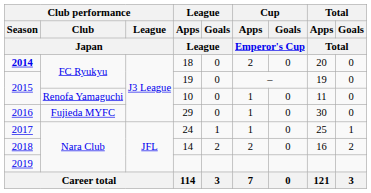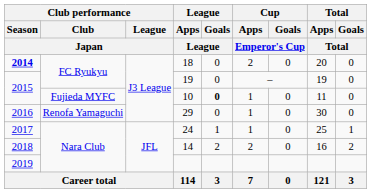(83, 96) Renofa Yamaguchi -> (83, 96) Fujieda MYFC
(217, 96) normal -> (217, 96) bold
(83, 113) Fujieda MYFC -> (83, 113) Renofa Yamaguchi
